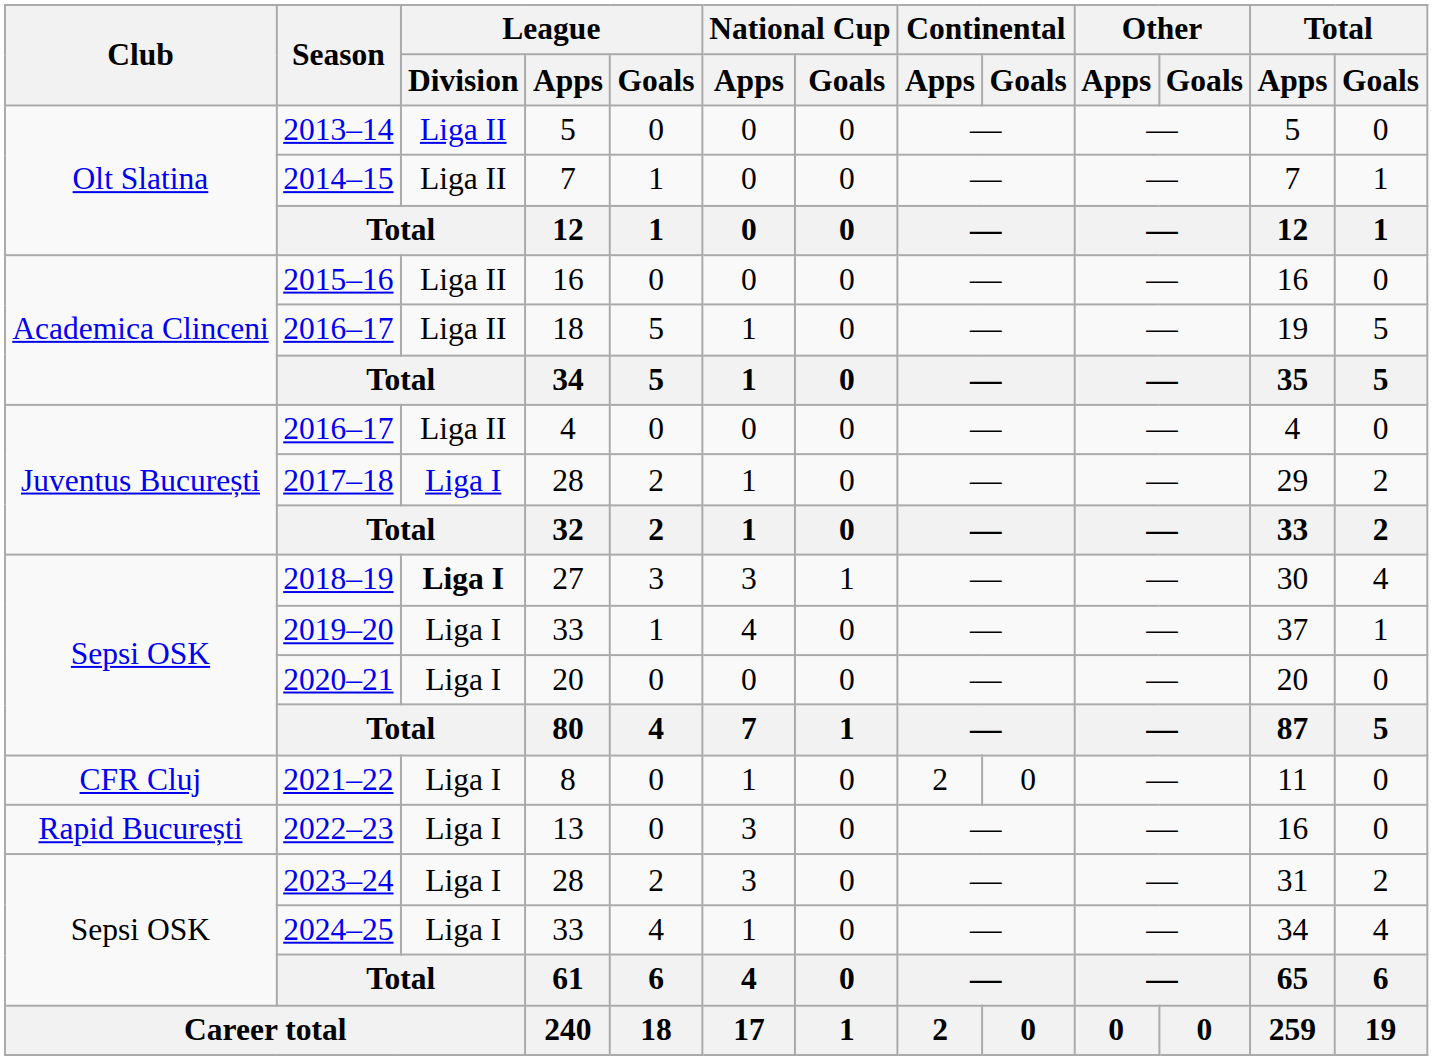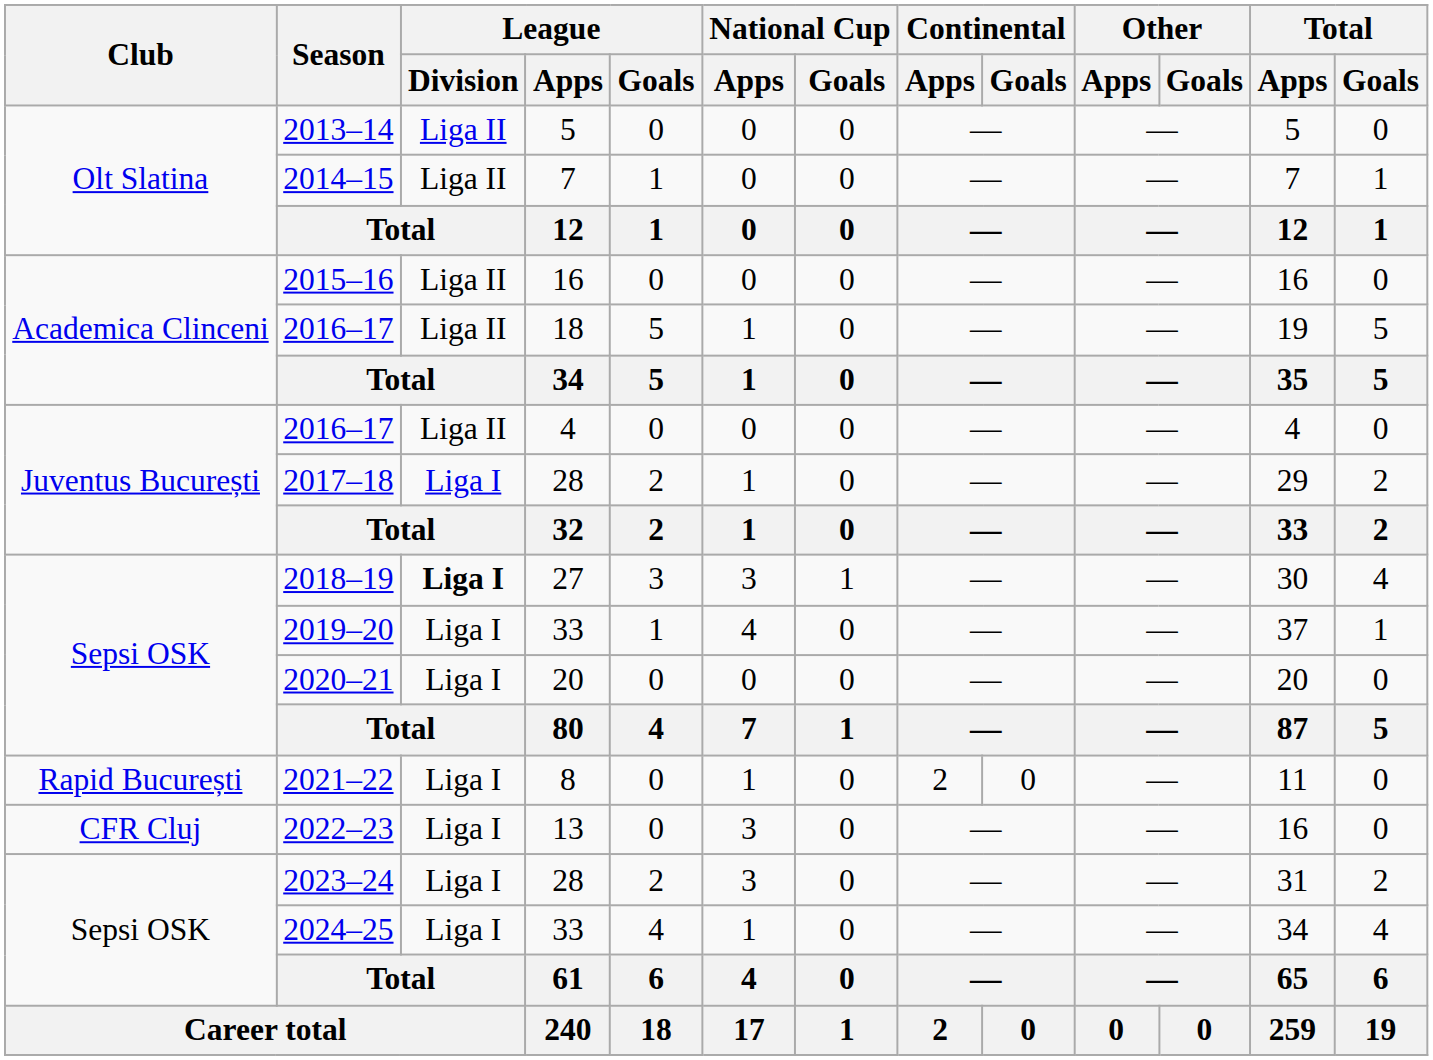(140, 779) CFR Cluj -> (140, 779) Rapid București
(140, 829) Rapid București -> (140, 829) CFR Cluj
